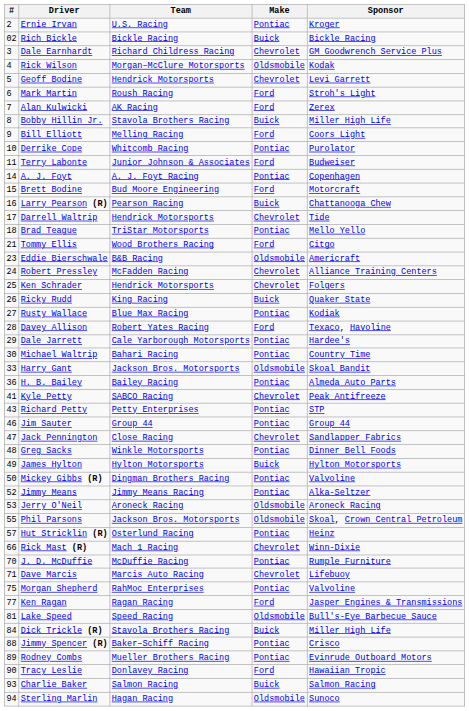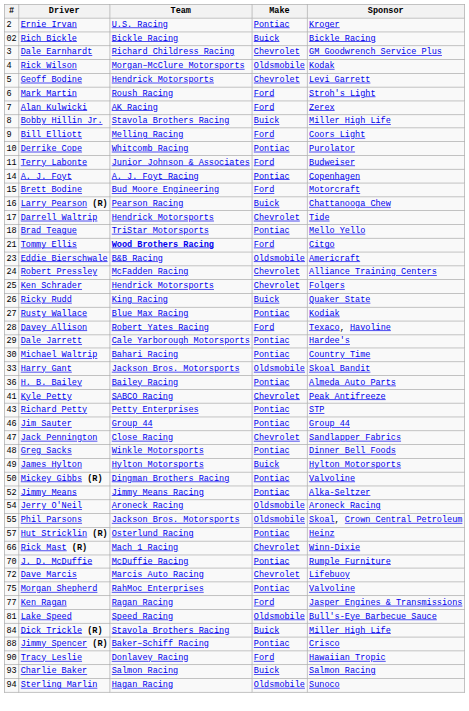(163, 245) normal -> (163, 245) bold
(12, 507) 53 -> (12, 507) 54
(12, 576) 71 -> (12, 576) 72
- row: (51, 658)
